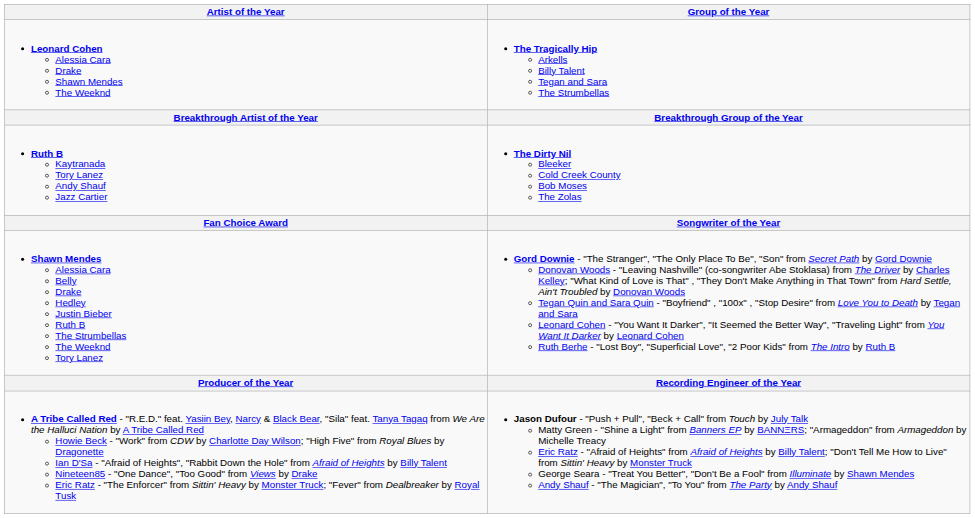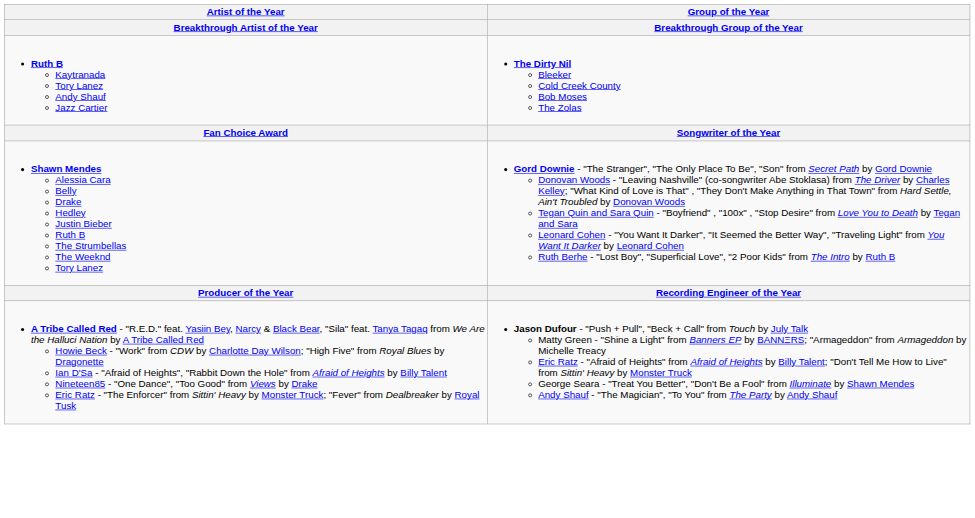- row: (246, 70)
